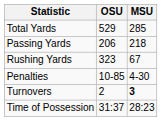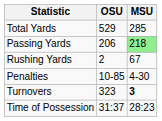(138, 44) no background -> (138, 44) lightgreen background
(107, 60) 323 -> (102, 60) 2
(102, 92) 2 -> (107, 92) 323
